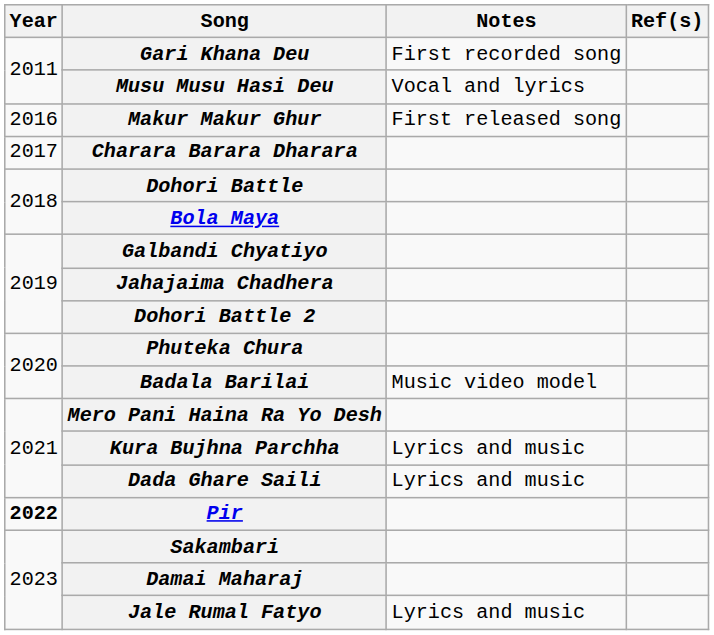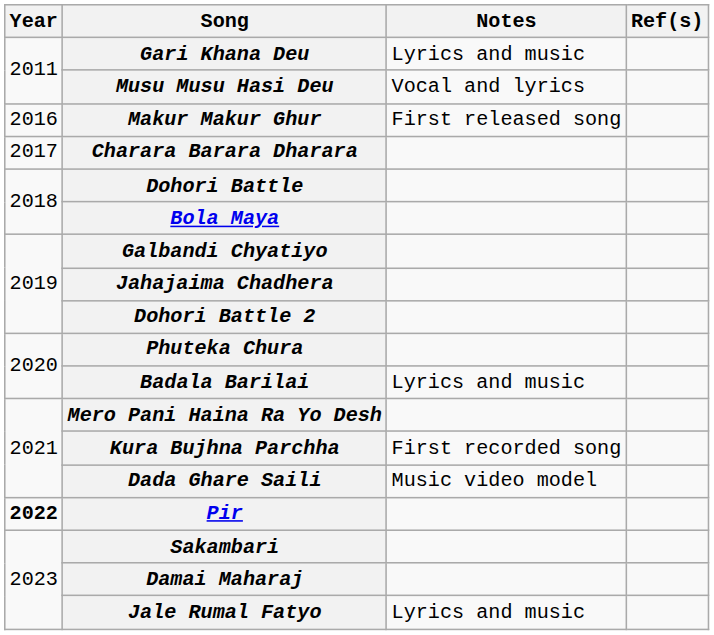(506, 54) First recorded song -> (488, 54) Lyrics and music
(494, 382) Music video model -> (488, 382) Lyrics and music
(488, 448) Lyrics and music -> (506, 448) First recorded song
(488, 481) Lyrics and music -> (494, 481) Music video model
